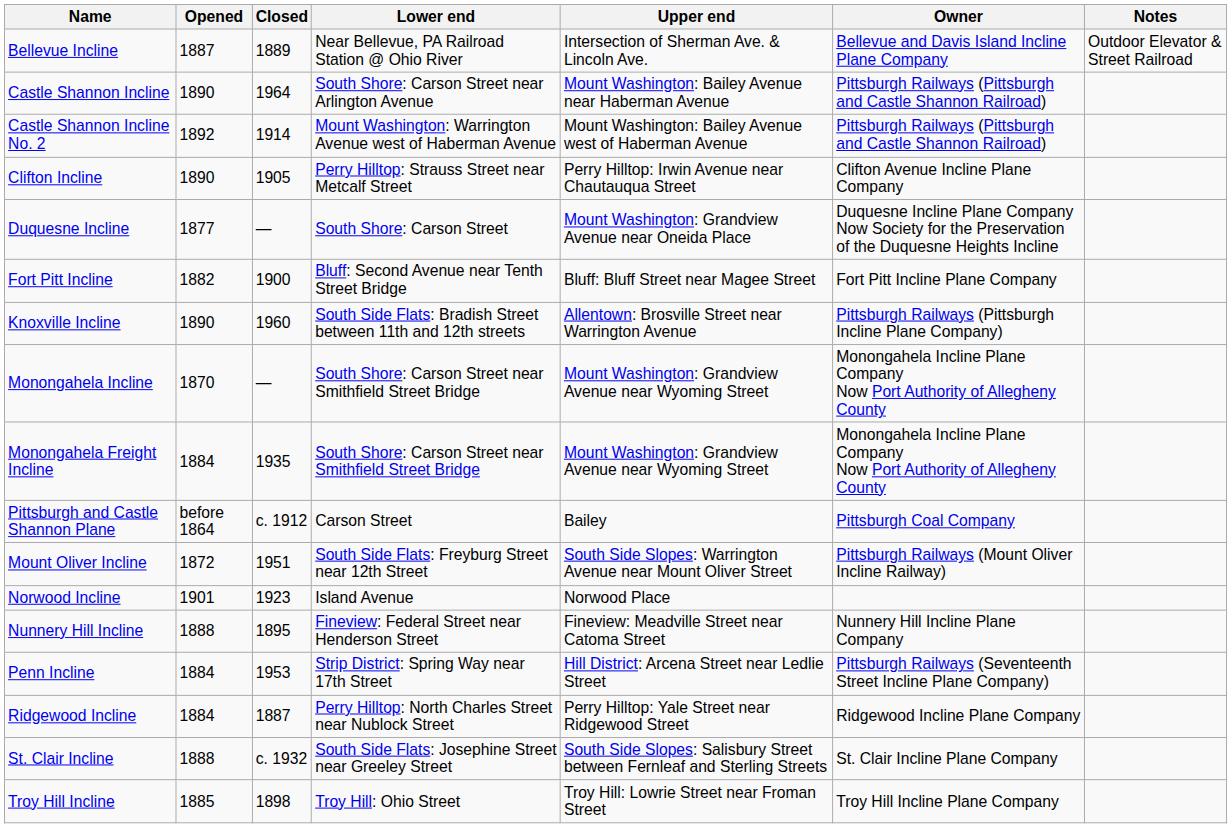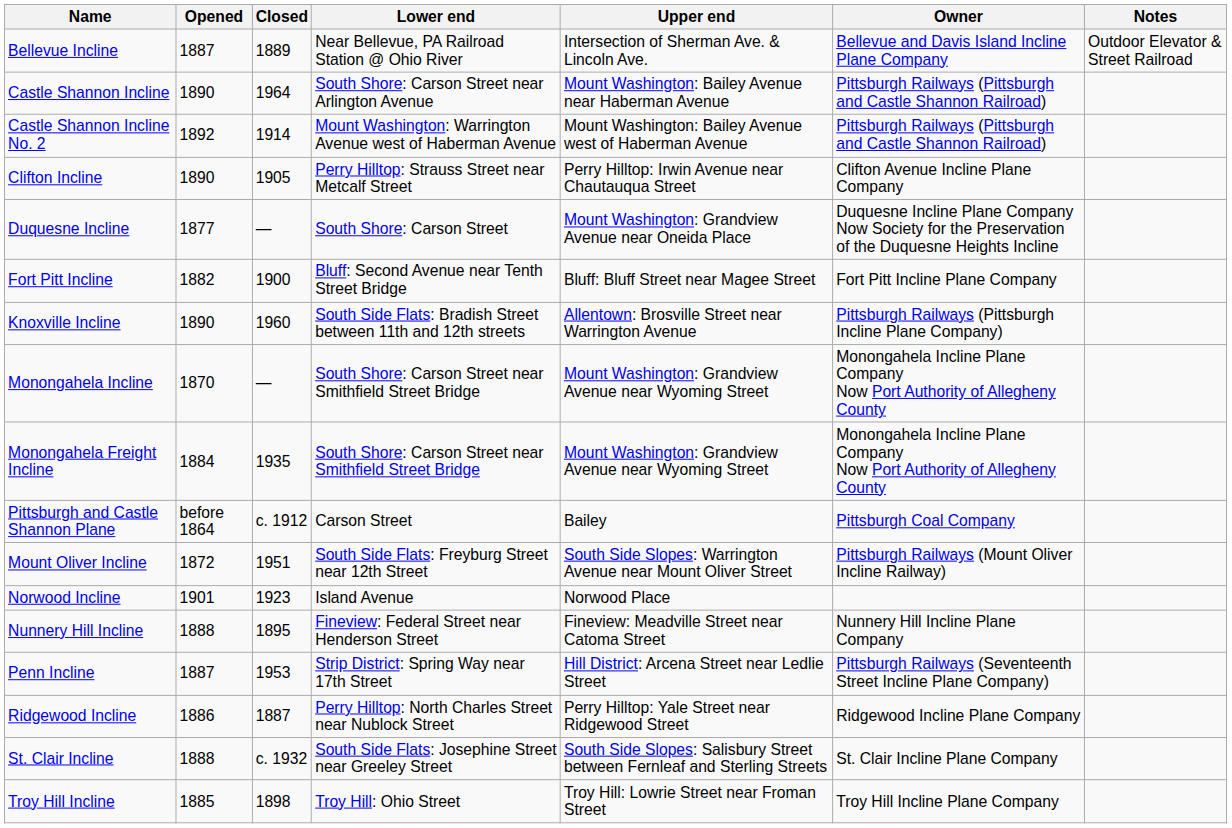(197, 673) 1884 -> (197, 673) 1887
(197, 716) 1884 -> (197, 716) 1886
